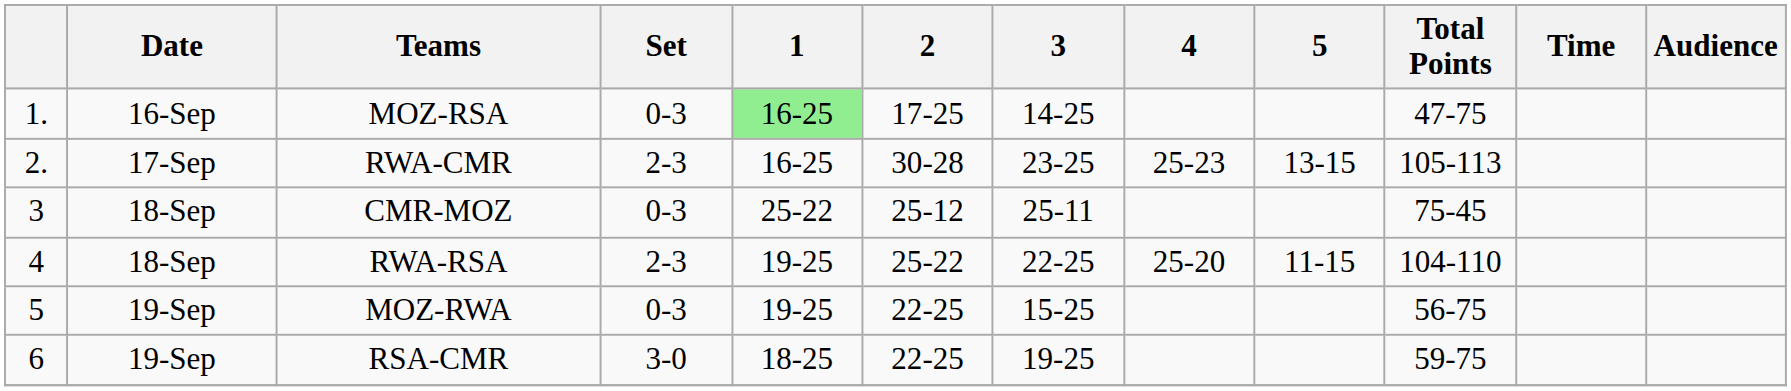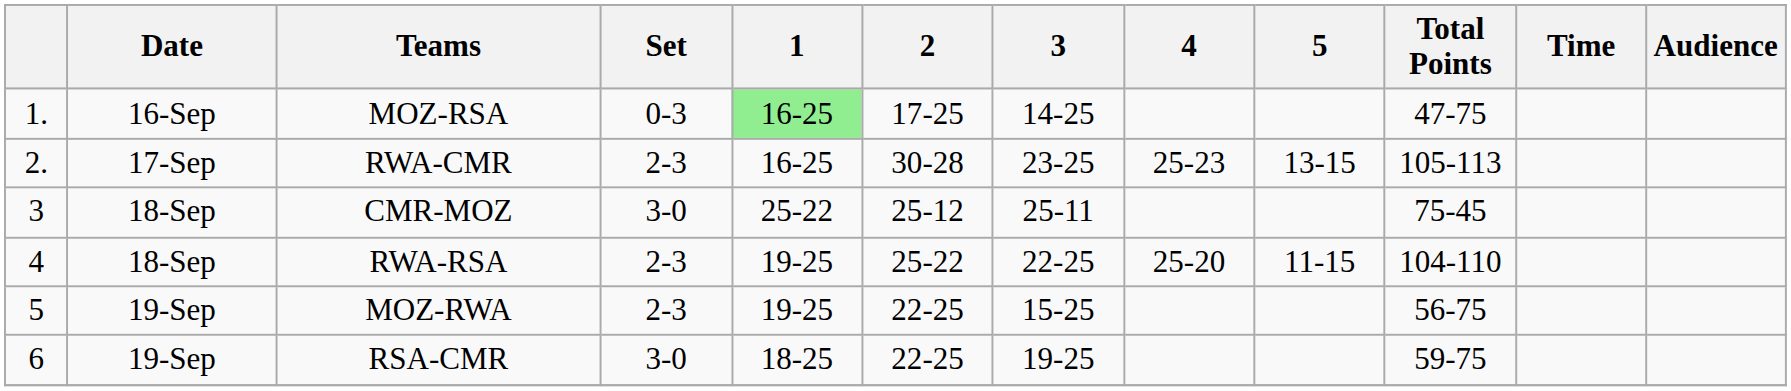(666, 211) 0-3 -> (666, 211) 3-0
(666, 310) 0-3 -> (666, 310) 2-3
